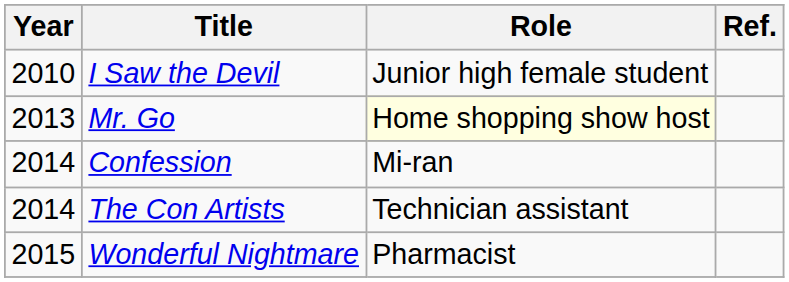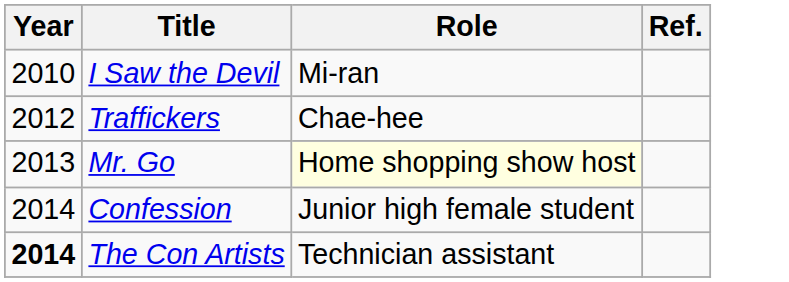(540, 72) Junior high female student -> (339, 72) Mi-ran
+ row: (154, 118)
(413, 163) Mi-ran -> (466, 208) Junior high female student
(43, 208) normal -> (43, 254) bold
- row: (224, 254)
